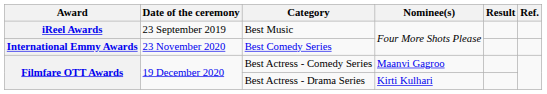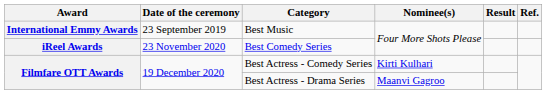(72, 30) iReel Awards -> (72, 30) International Emmy Awards
(72, 47) International Emmy Awards -> (72, 47) iReel Awards
(411, 64) Maanvi Gagroo -> (405, 64) Kirti Kulhari
(405, 81) Kirti Kulhari -> (411, 81) Maanvi Gagroo
